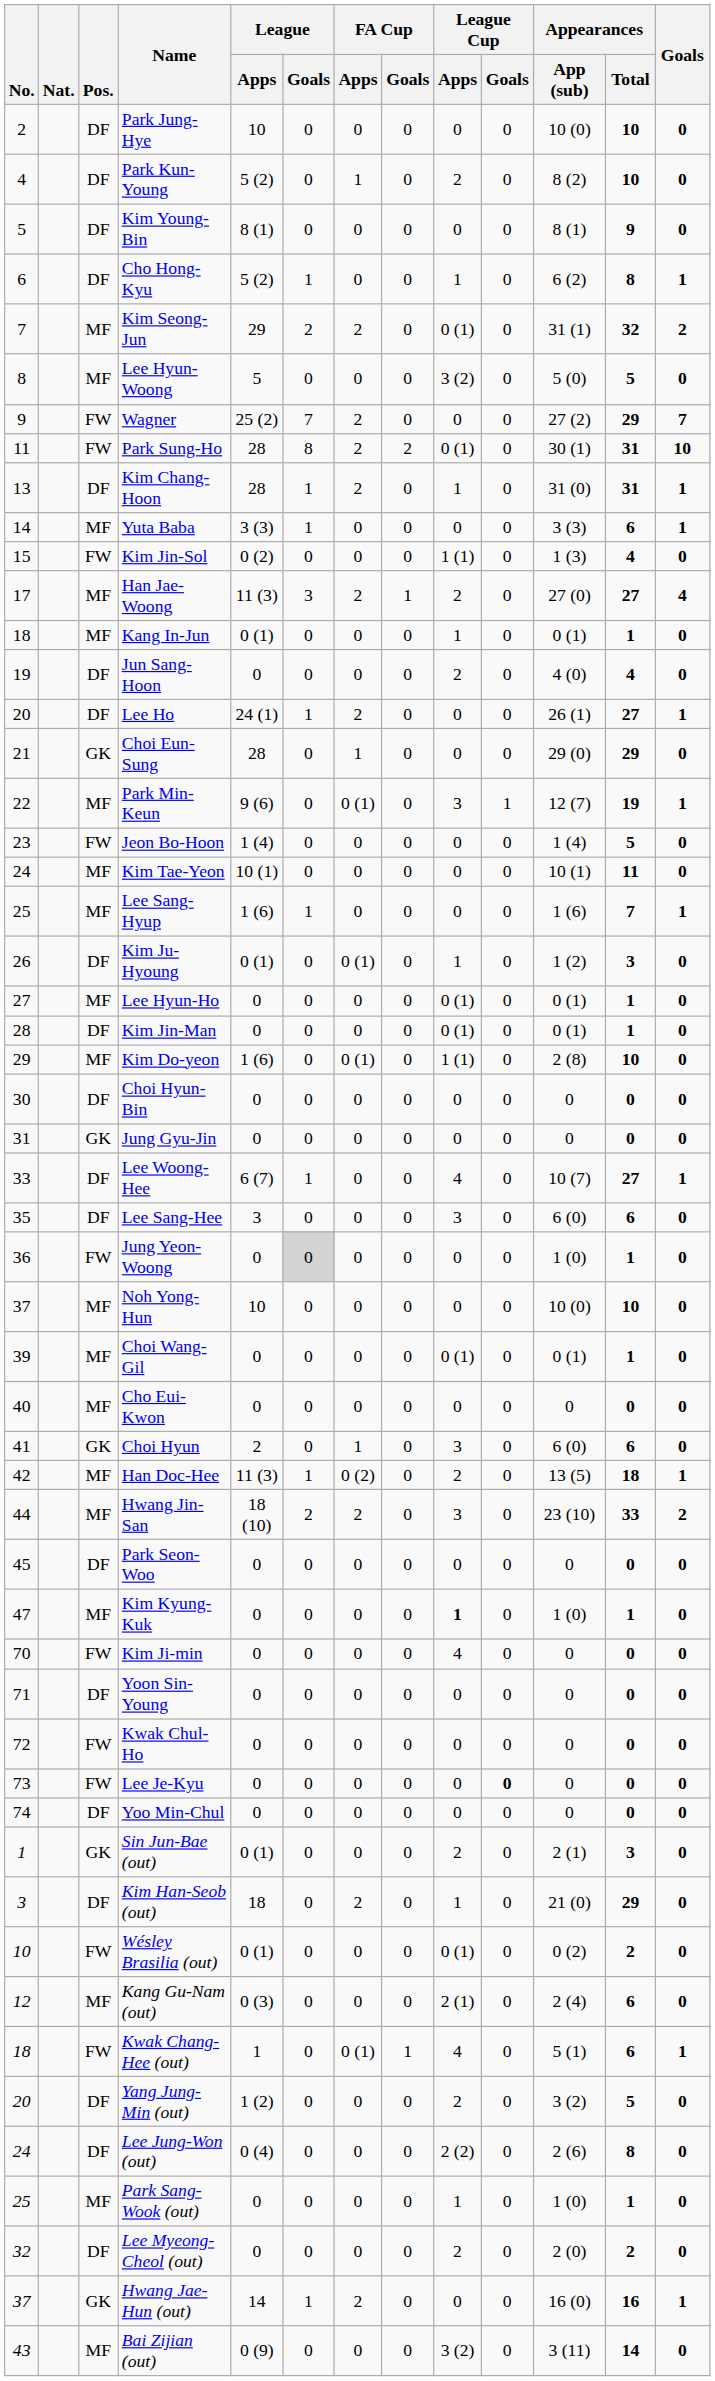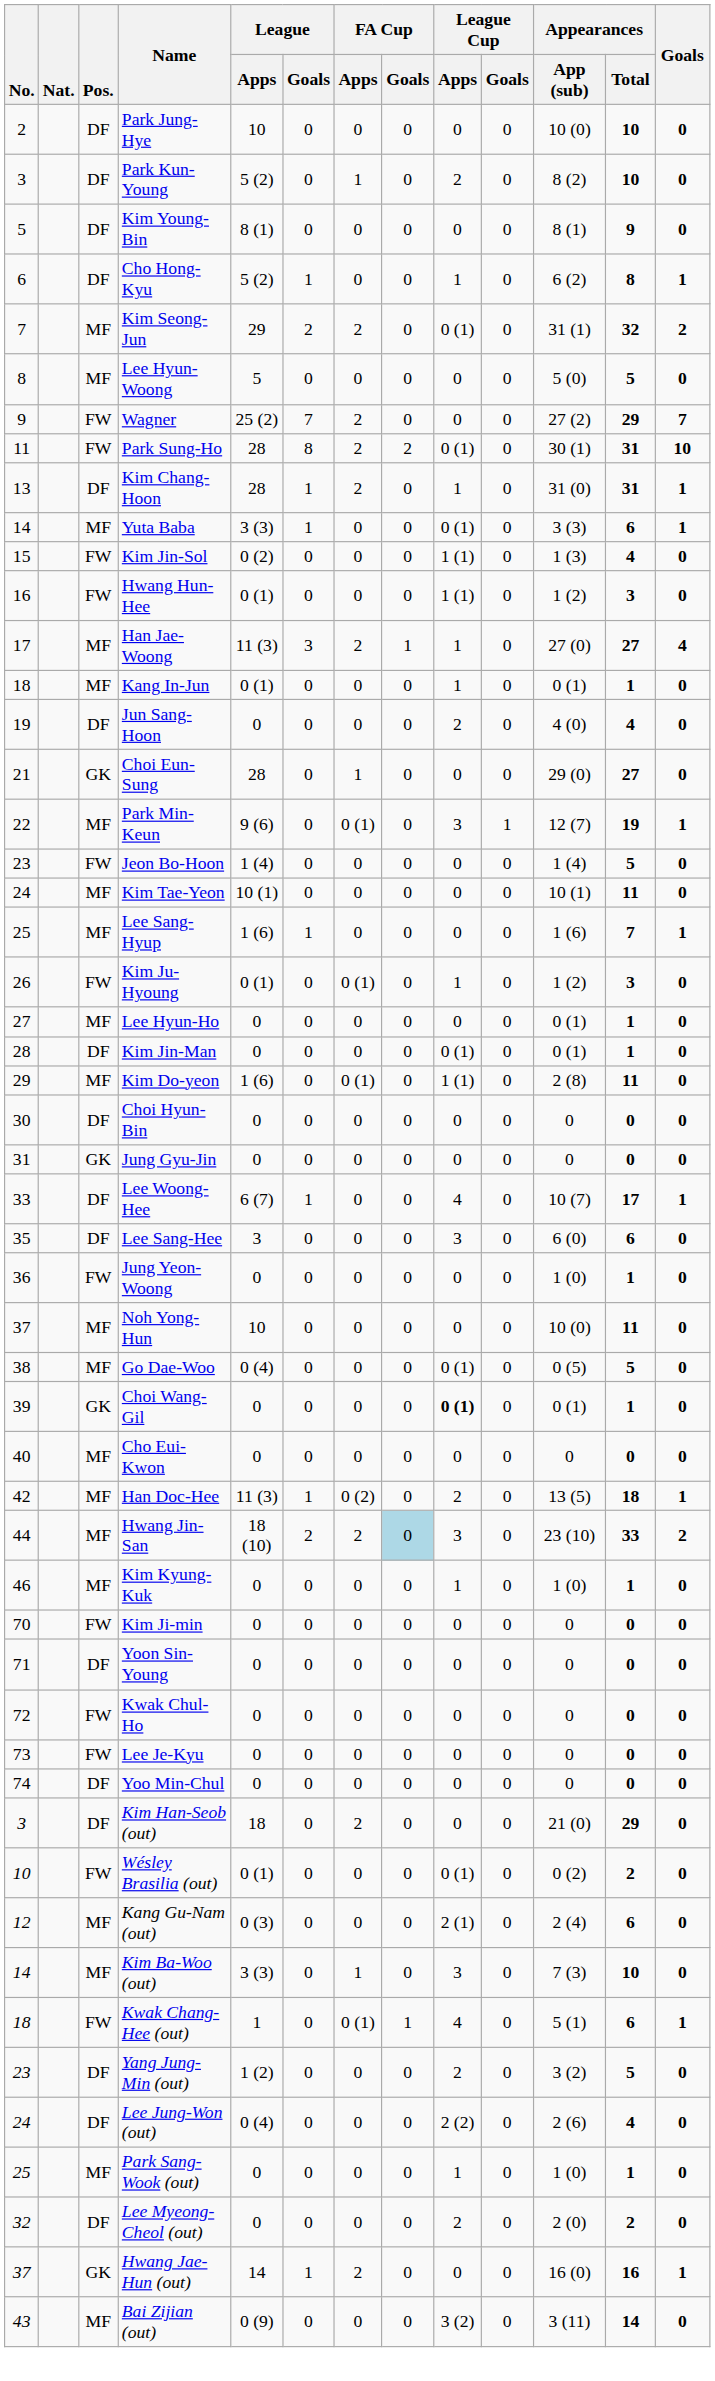(22, 179) 4 -> (22, 179) 3
(458, 379) 3 (2) -> (458, 379) 0
(458, 526) 0 -> (458, 526) 0 (1)
+ row: (168, 595)
(458, 595) 2 -> (458, 645) 1
- row: (148, 714)
(630, 753) 29 -> (630, 774) 27
(98, 961) DF -> (98, 982) FW
(458, 1001) 0 (1) -> (458, 1021) 0
(630, 1059) 10 -> (630, 1080) 11
(630, 1177) 27 -> (630, 1198) 17
(308, 1256) lightgrey background -> (308, 1277) no background
(630, 1306) 10 -> (630, 1327) 11
+ row: (168, 1367)
(98, 1356) MF -> (98, 1406) GK
(458, 1356) normal -> (458, 1406) bold
- row: (161, 1446)
(408, 1514) no background -> (408, 1535) lightblue background
- row: (161, 1564)
(22, 1614) 47 -> (22, 1585) 46
(458, 1614) bold -> (458, 1585) normal
(458, 1654) 4 -> (458, 1625) 0
(507, 1783) bold -> (507, 1754) normal
- row: (165, 1851)
(458, 1901) 1 -> (458, 1822) 0
+ row: (167, 1972)
(22, 2101) 20 -> (22, 2072) 23
(630, 2151) 8 -> (630, 2122) 4
